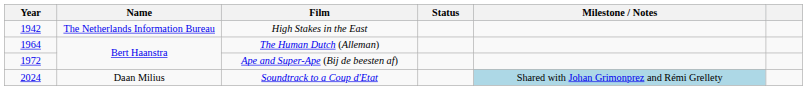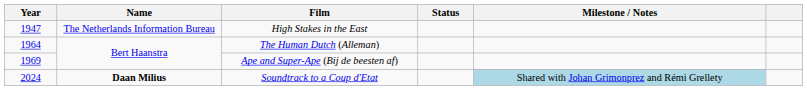(31, 28) 1942 -> (31, 28) 1947
(31, 61) 1972 -> (31, 61) 1969
(139, 77) normal -> (139, 77) bold
